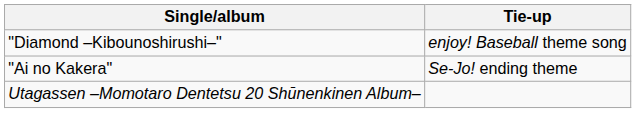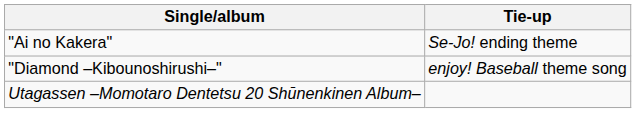rows swapped: (60, 68) <-> (115, 42)
